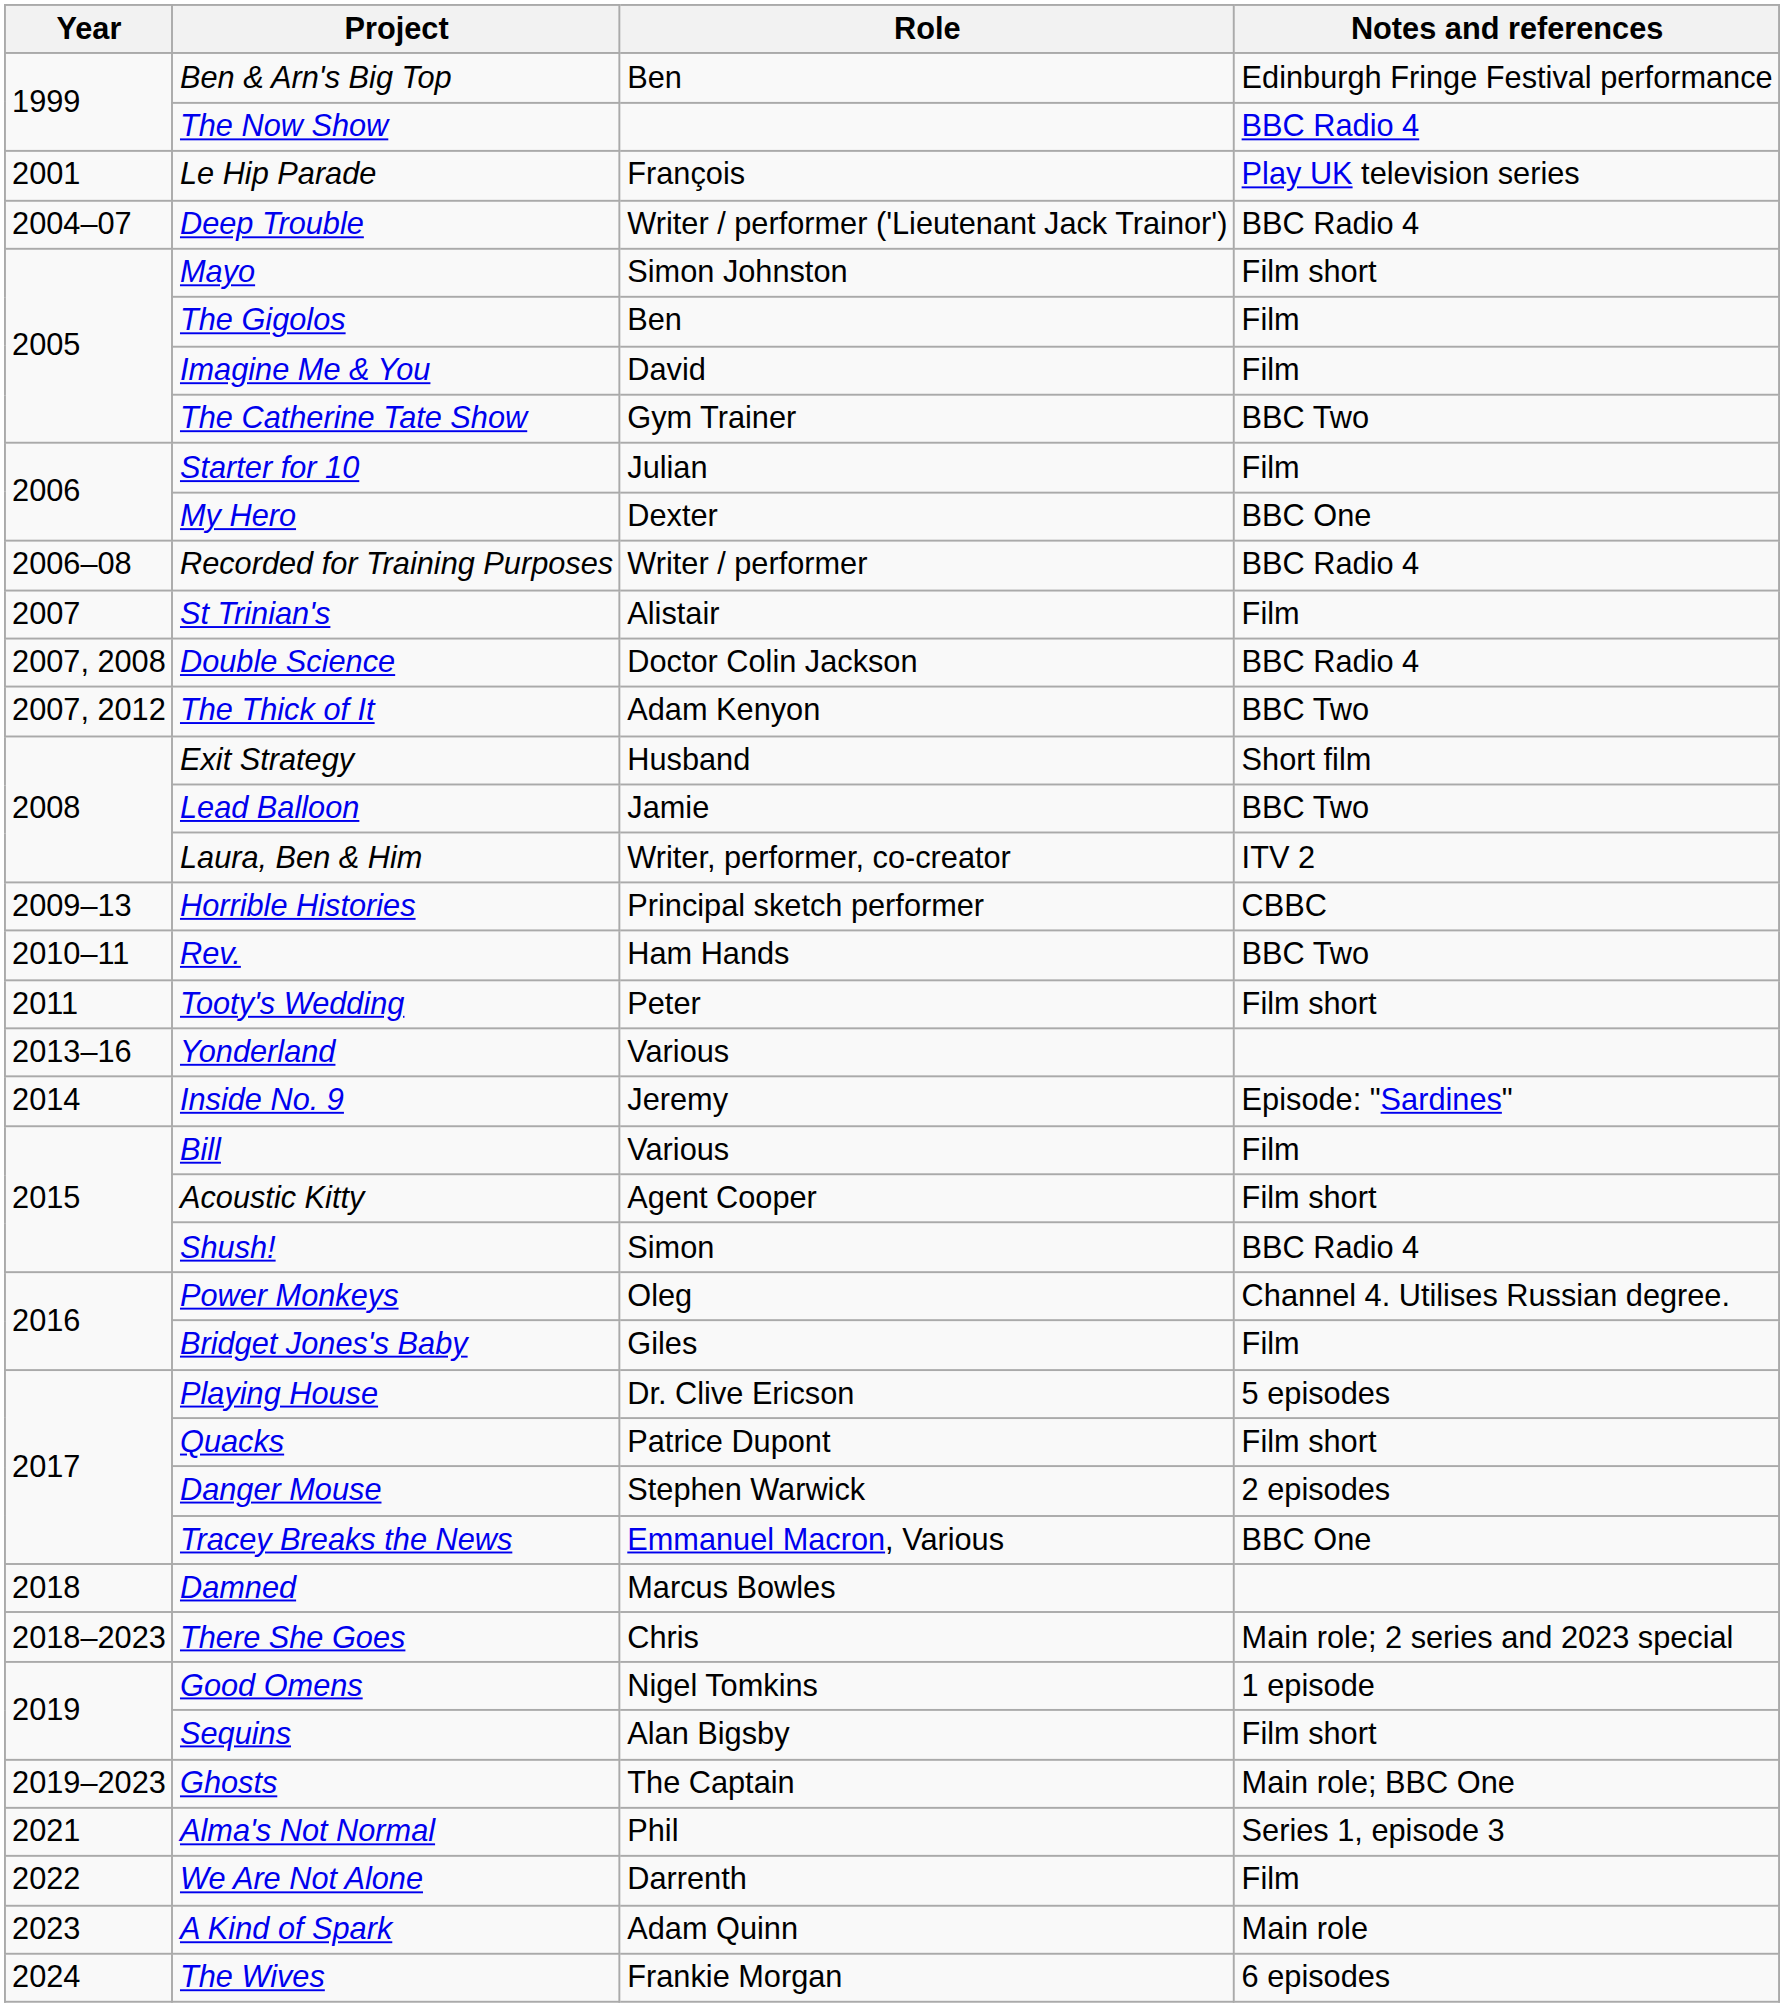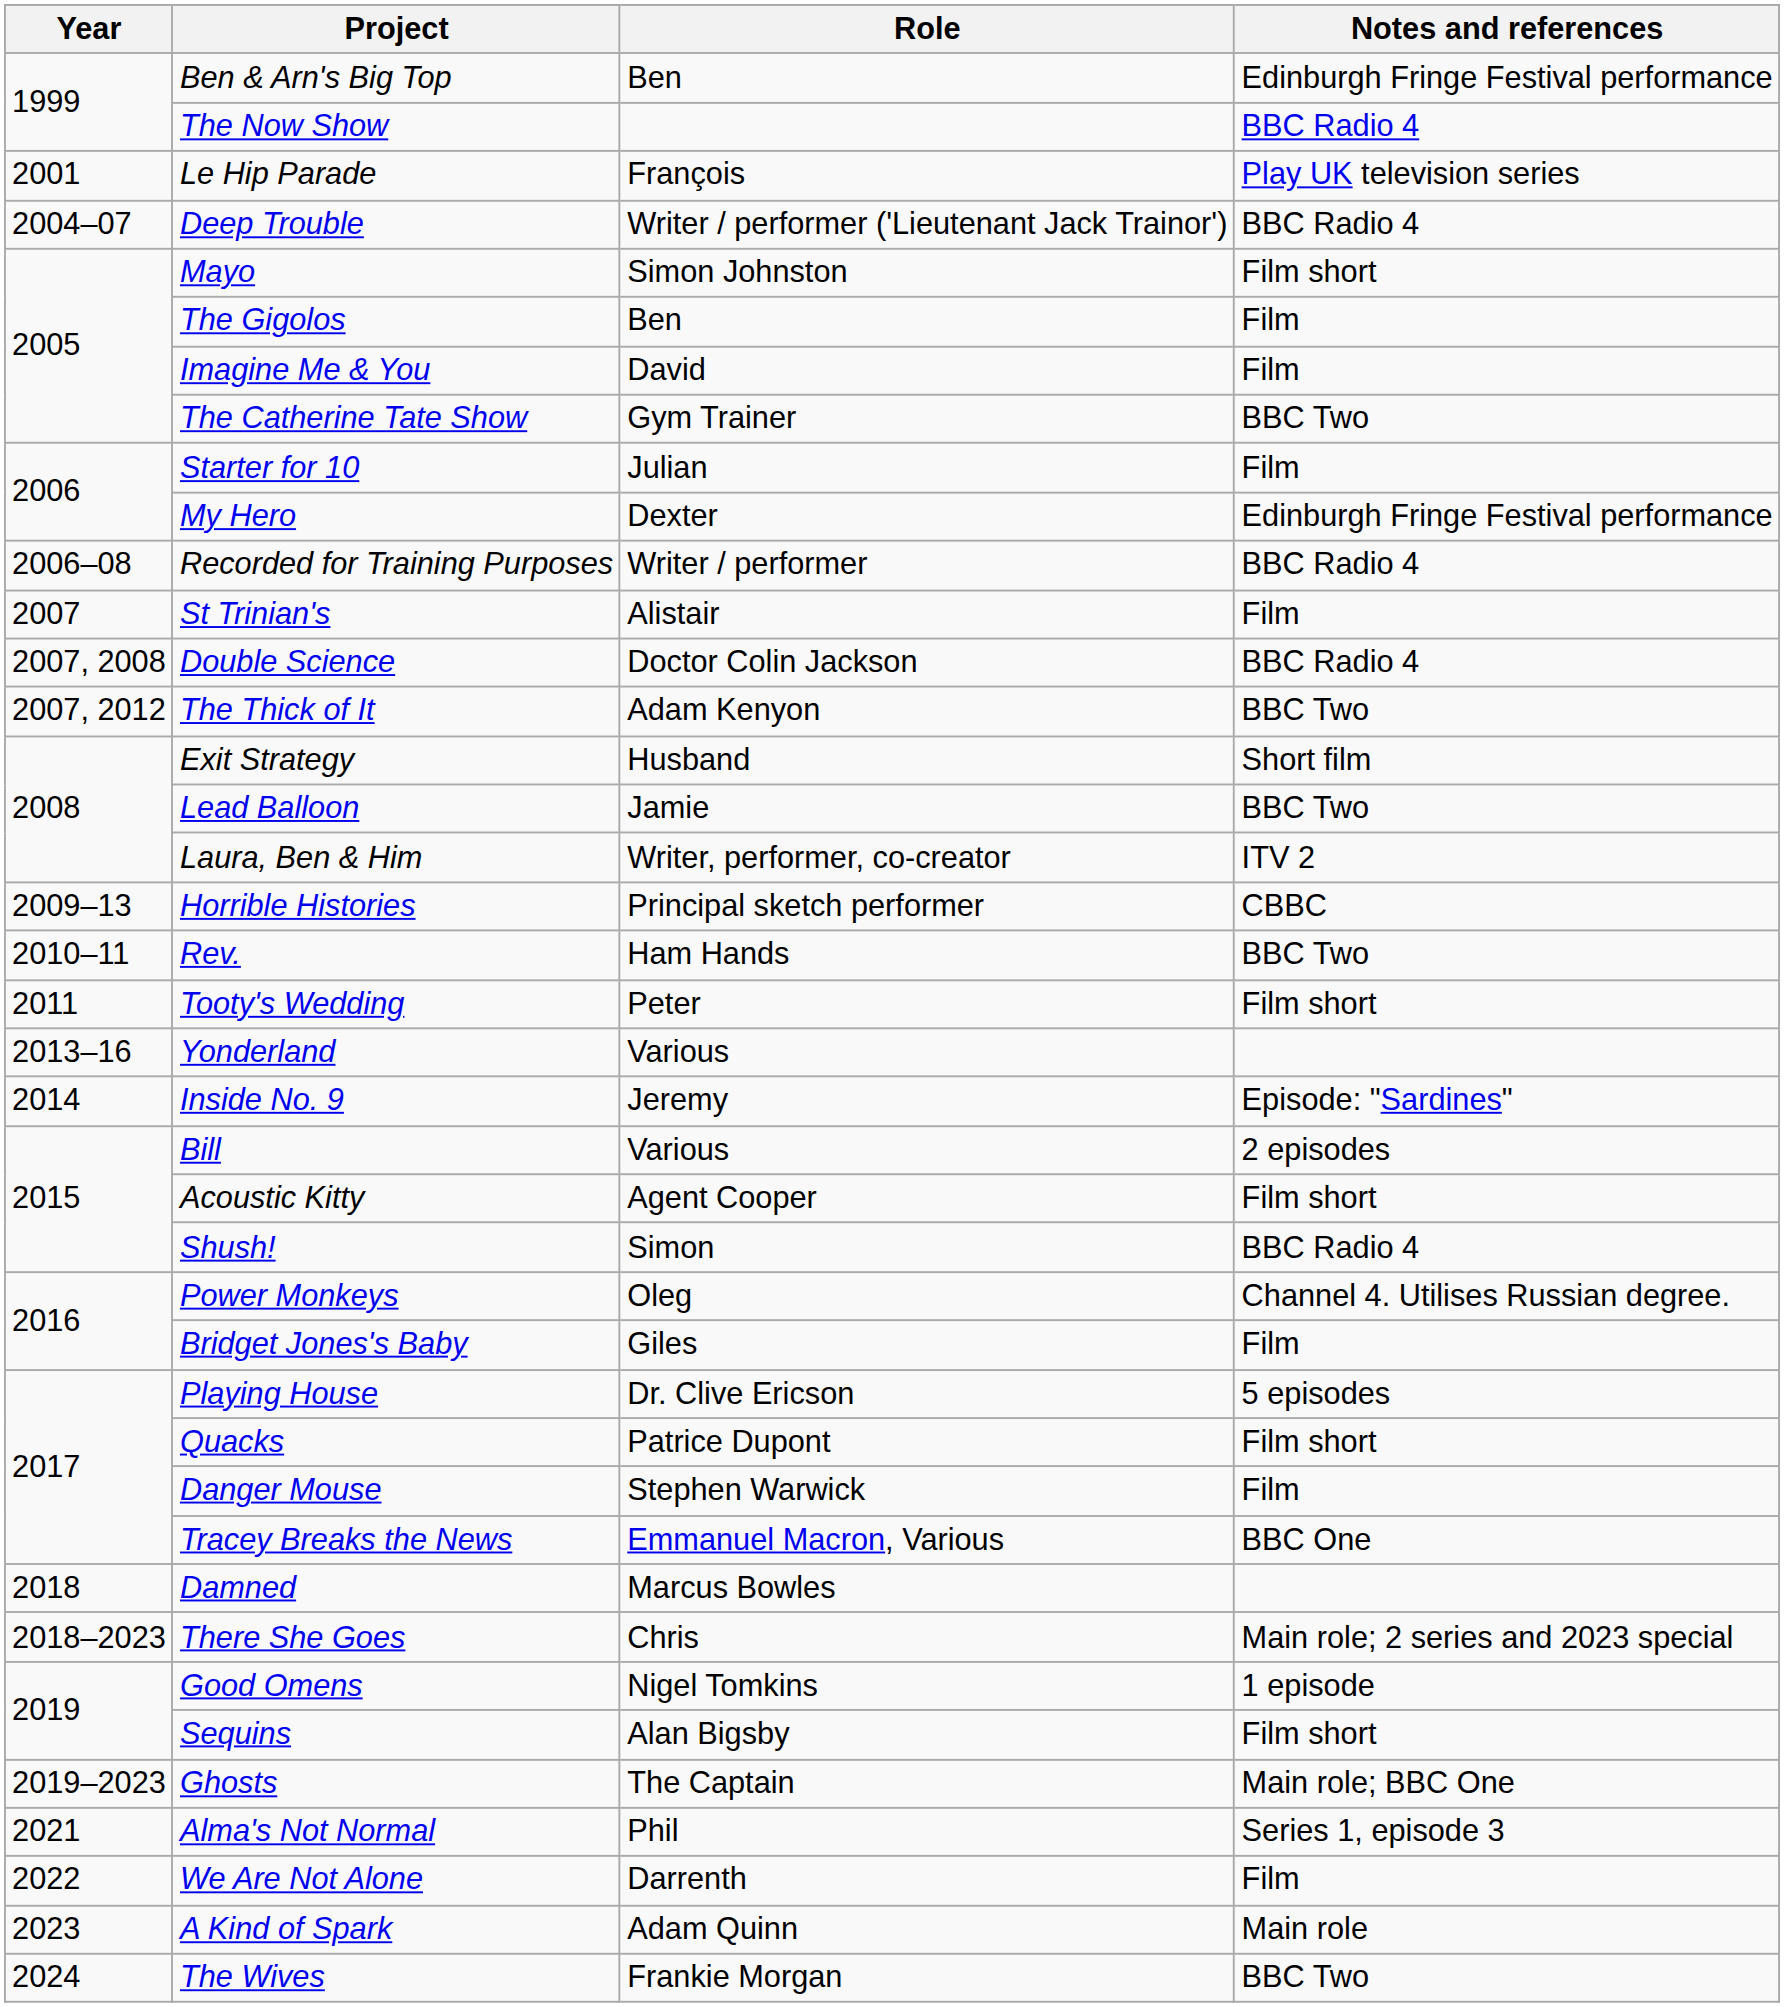(1307, 516) BBC One -> (1507, 516) Edinburgh Fringe Festival performance
(1271, 1149) Film -> (1316, 1149) 2 episodes
(1316, 1490) 2 episodes -> (1271, 1490) Film
(1316, 1977) 6 episodes -> (1305, 1977) BBC Two
